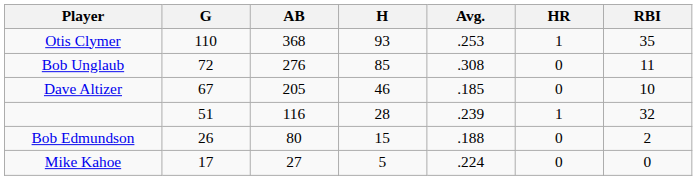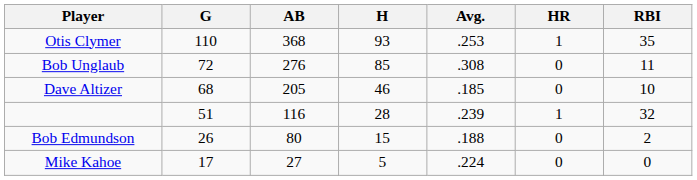(206, 89) 67 -> (206, 89) 68
